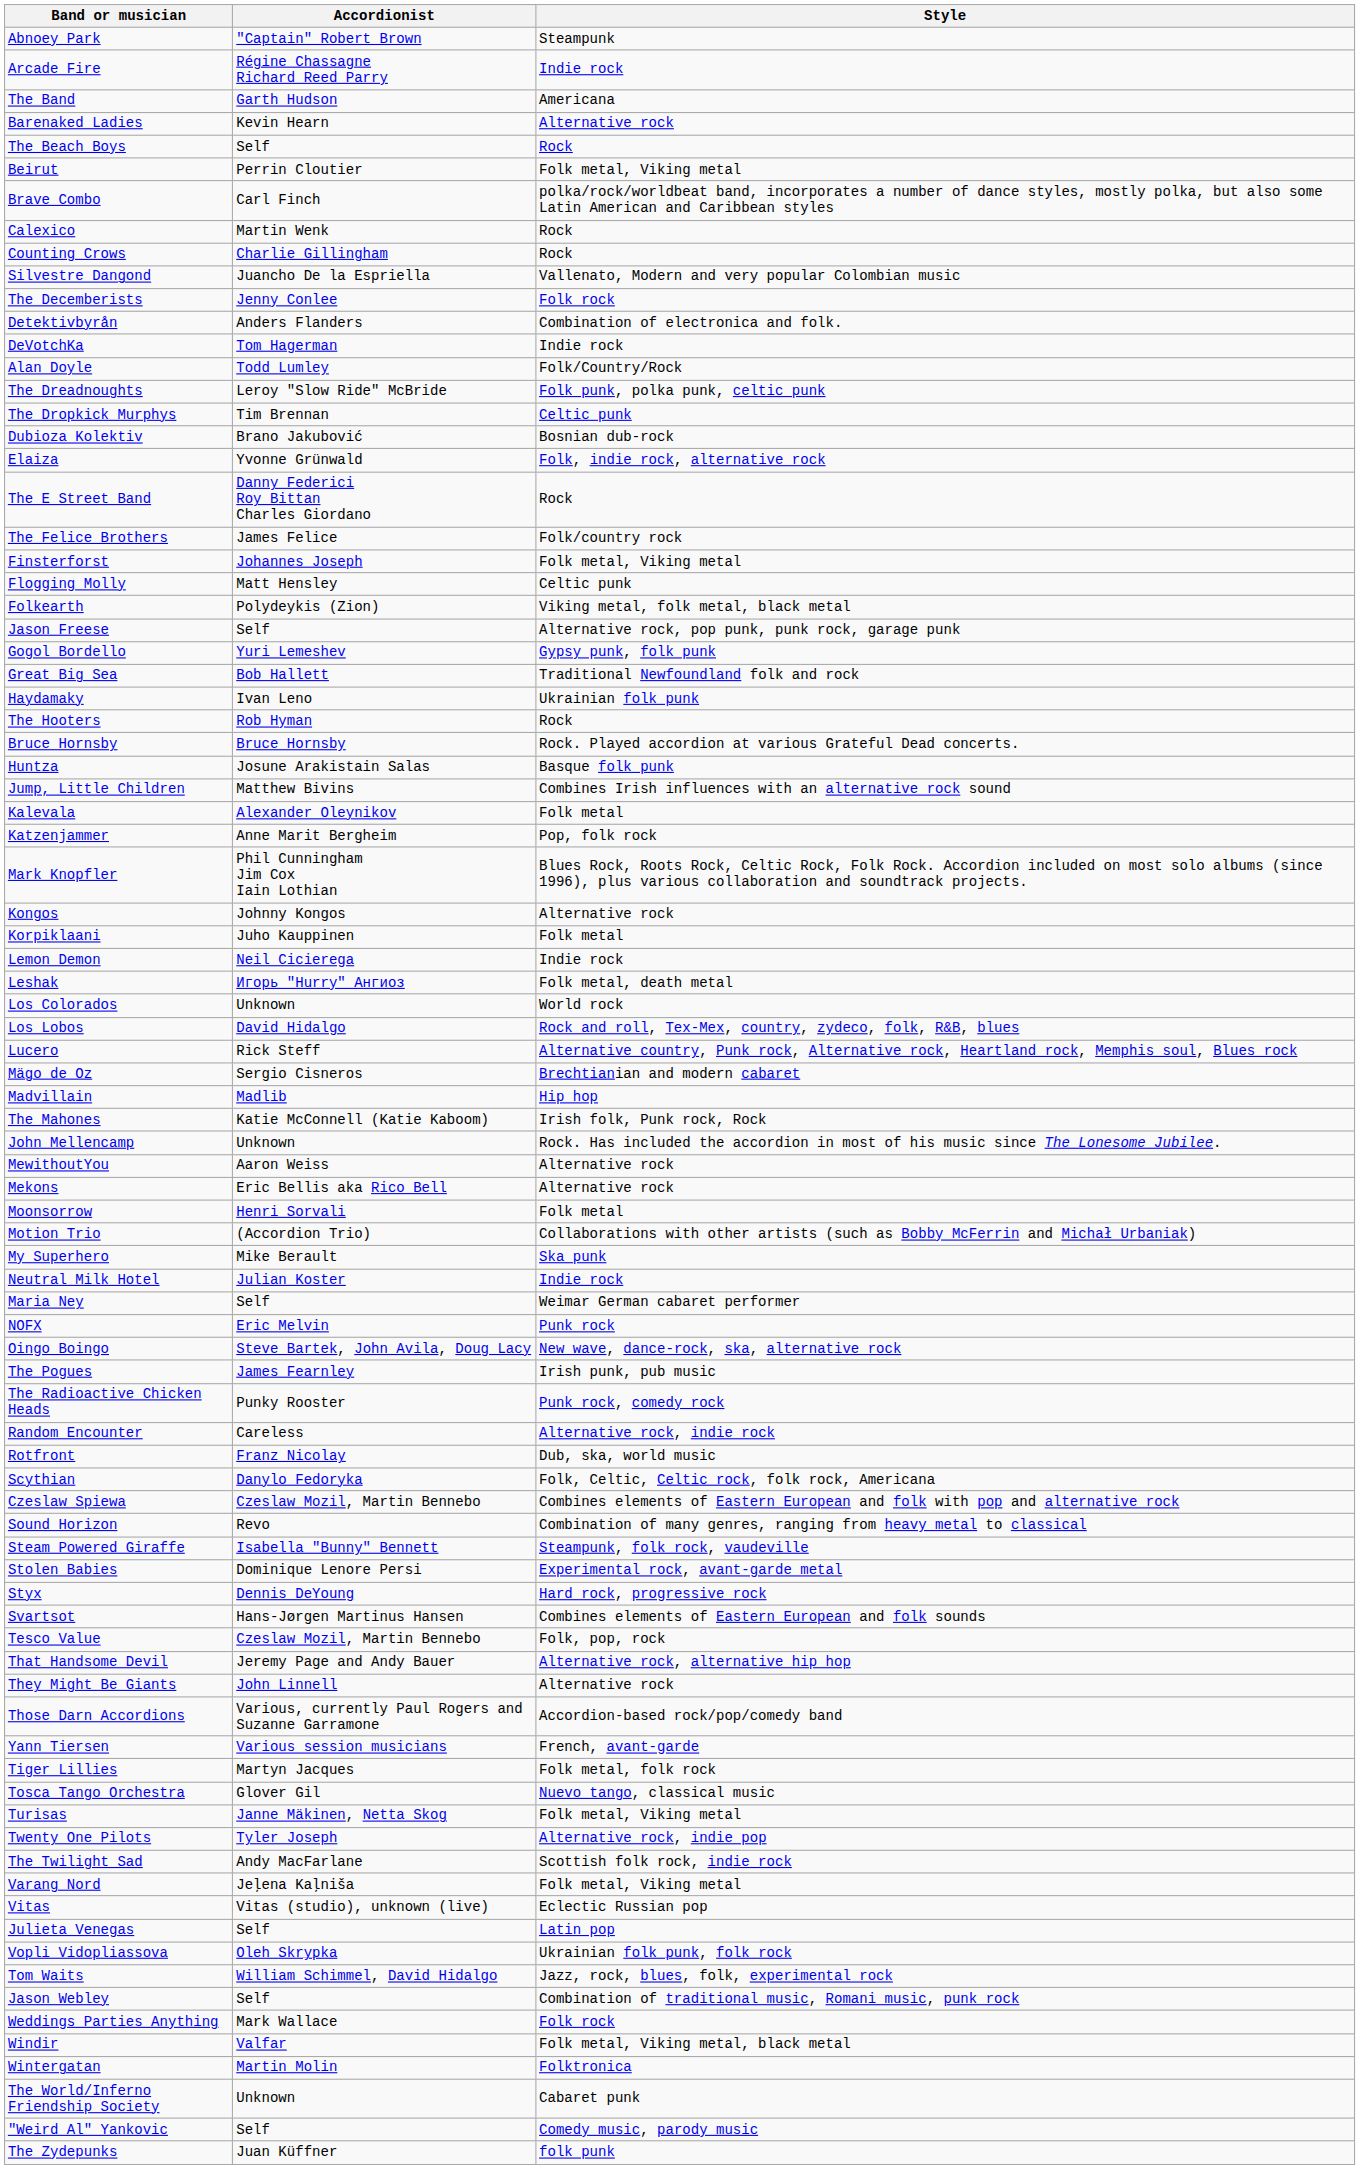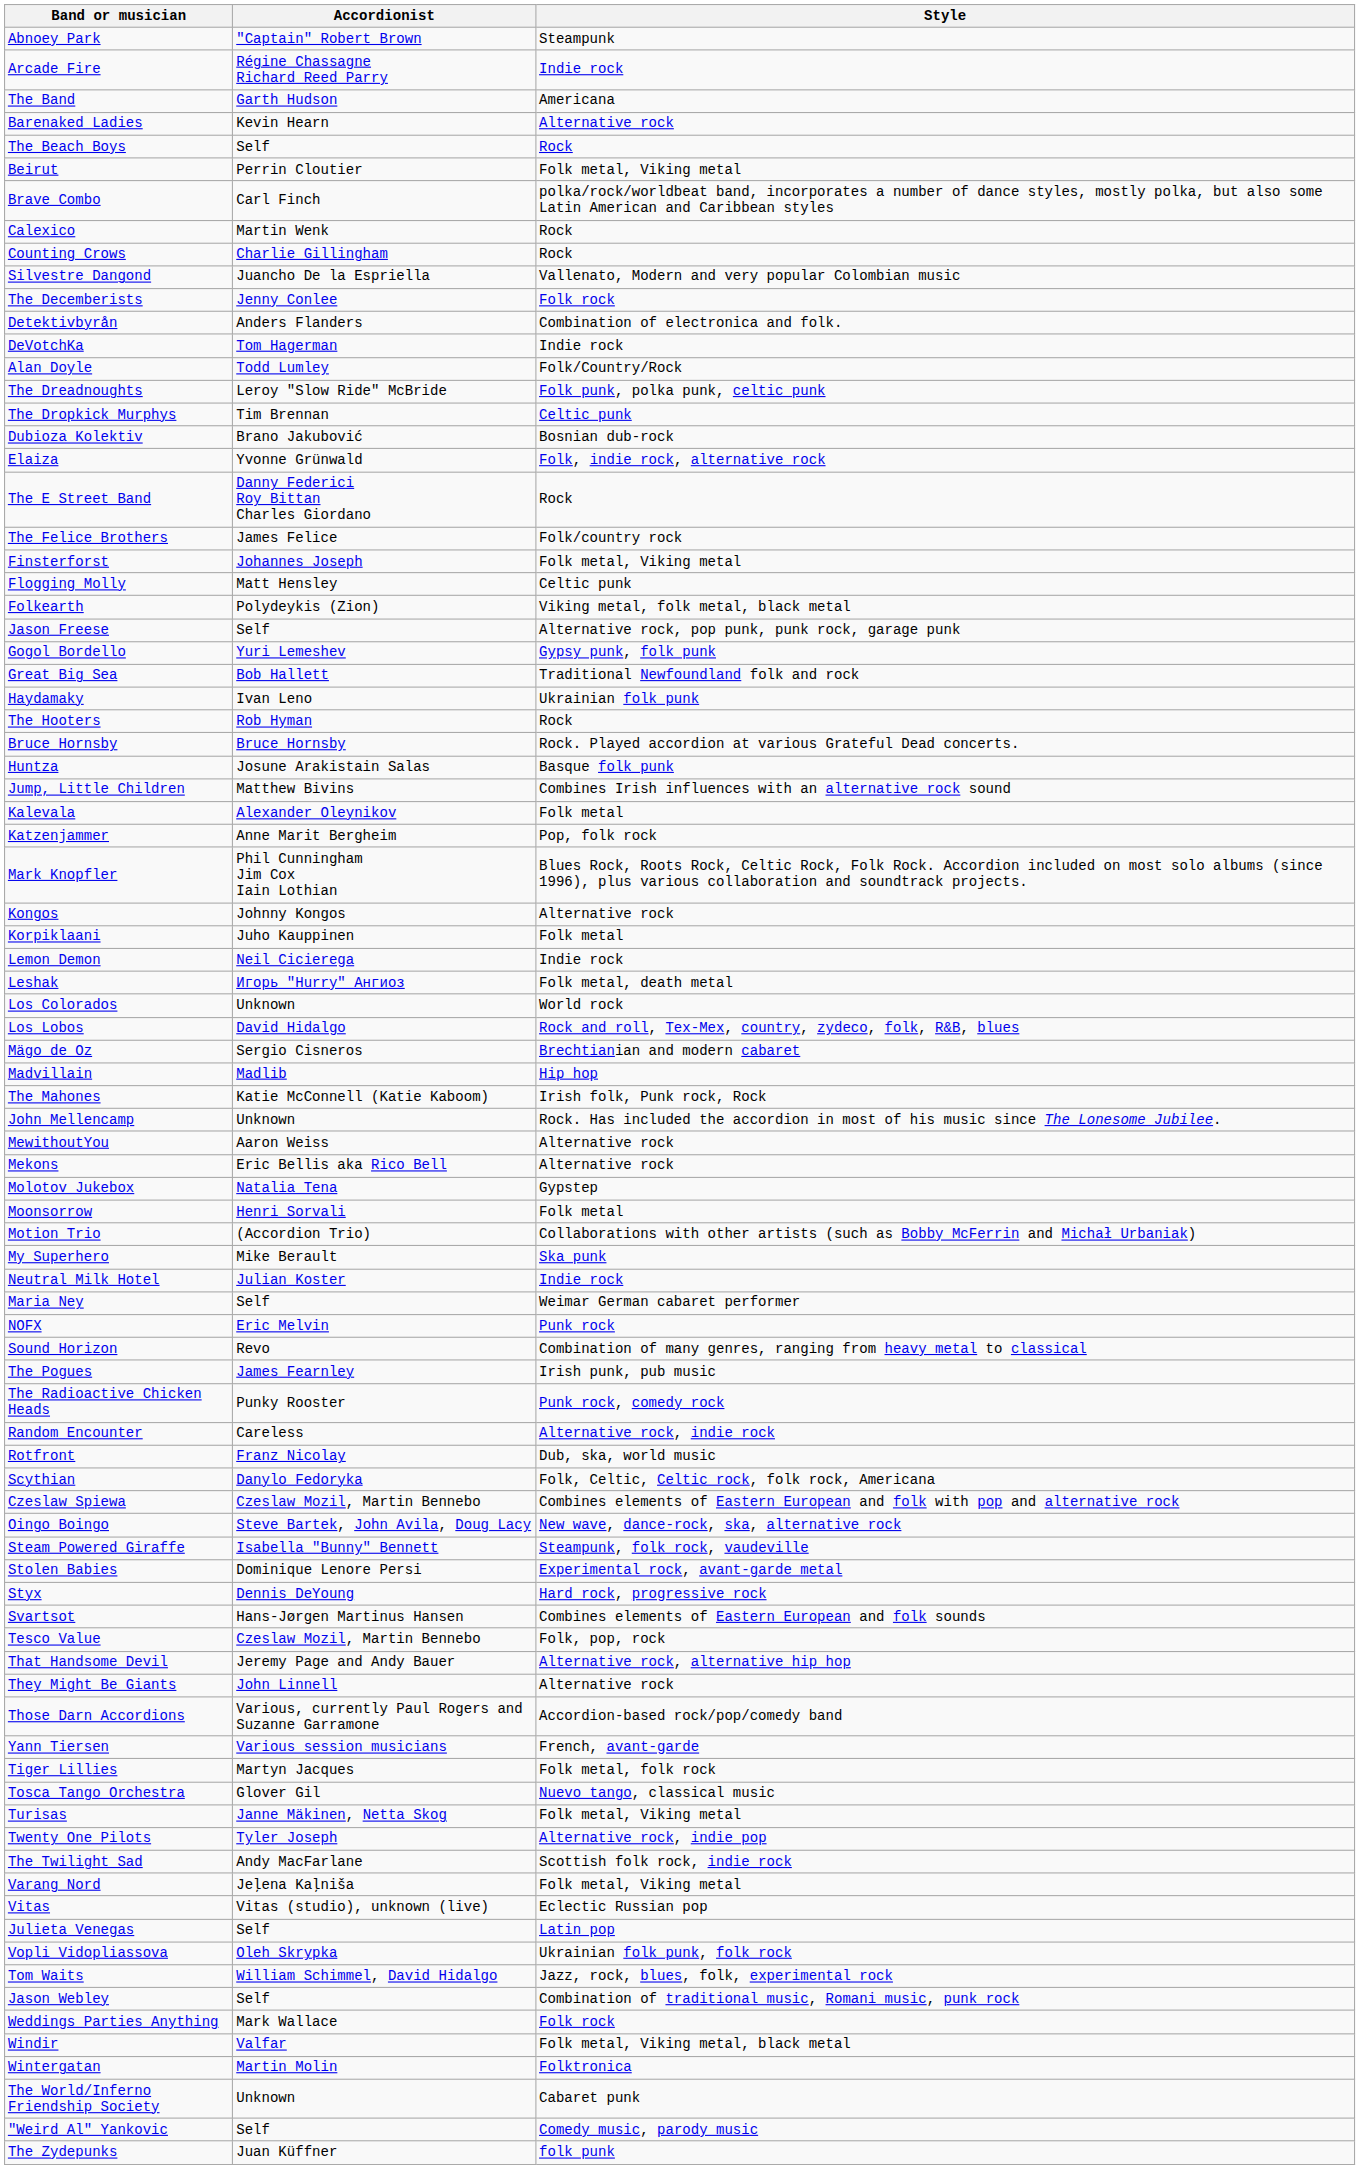- row: (33, 1051)
+ row: (71, 1189)
rows swapped: (58, 1349) <-> (63, 1525)
